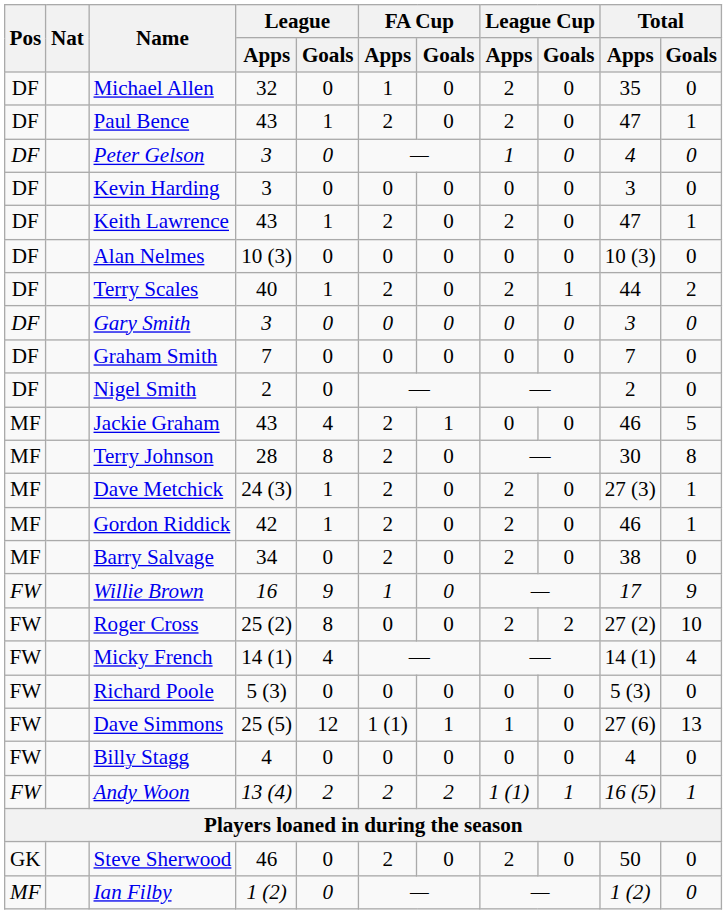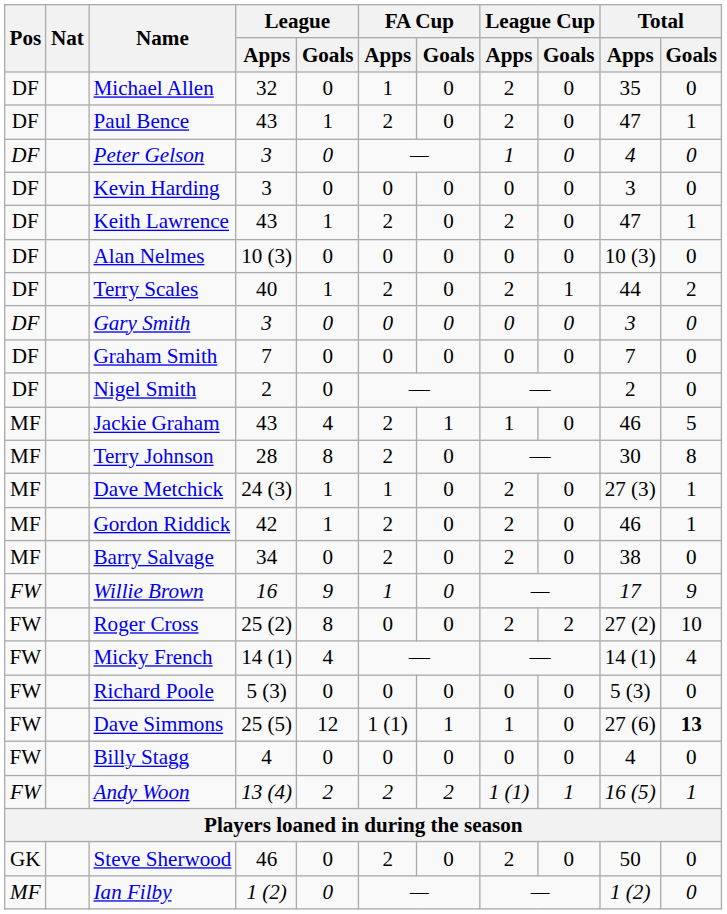(509, 423) 0 -> (509, 423) 1
(388, 490) 2 -> (388, 490) 1
(691, 724) normal -> (691, 724) bold
